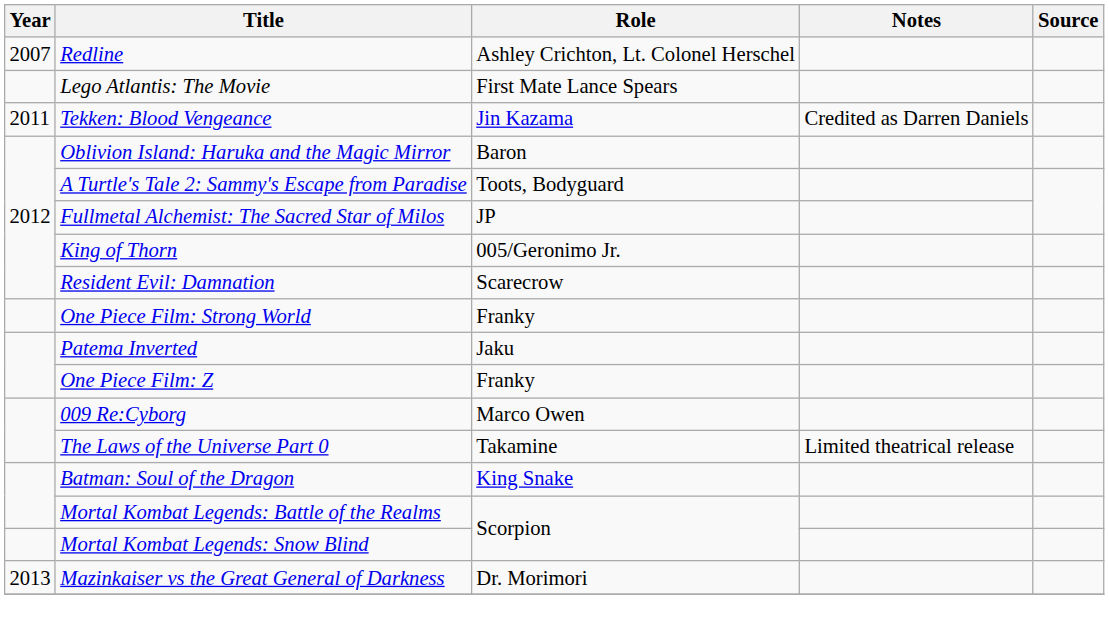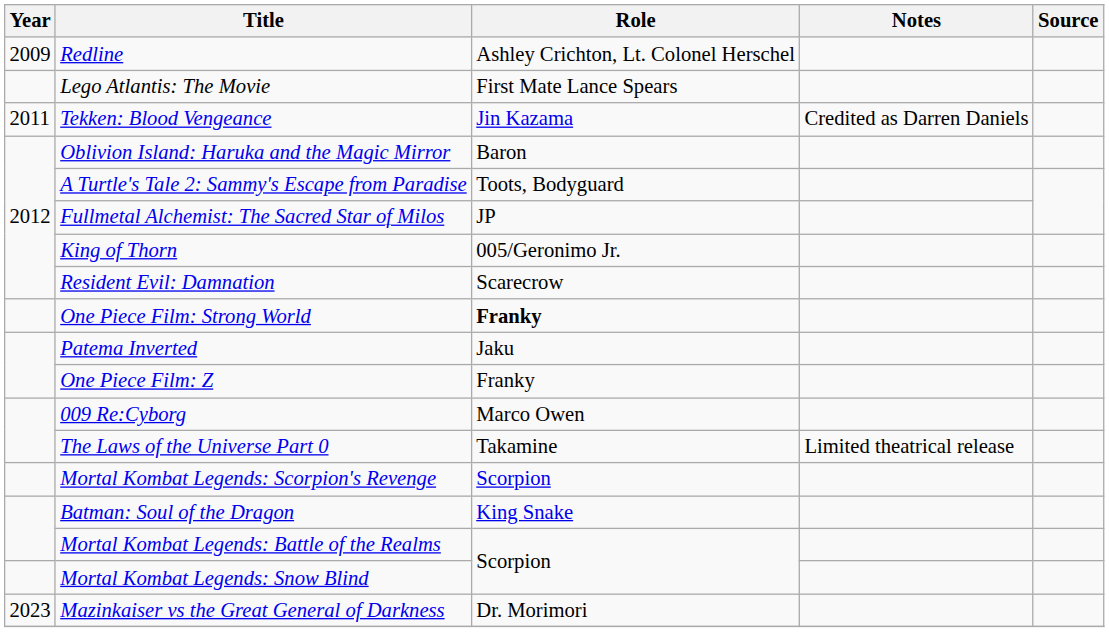(30, 53) 2007 -> (30, 53) 2009
(505, 315) normal -> (509, 315) bold
+ row: (248, 479)
(30, 577) 2013 -> (30, 610) 2023
